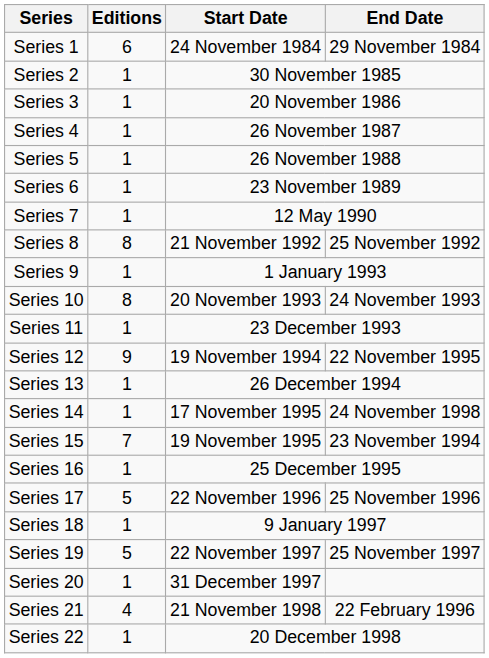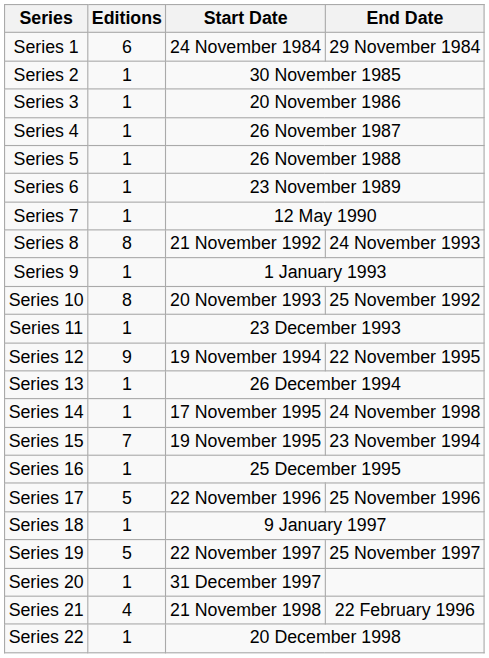(405, 243) 25 November 1992 -> (405, 243) 24 November 1993
(405, 300) 24 November 1993 -> (405, 300) 25 November 1992
